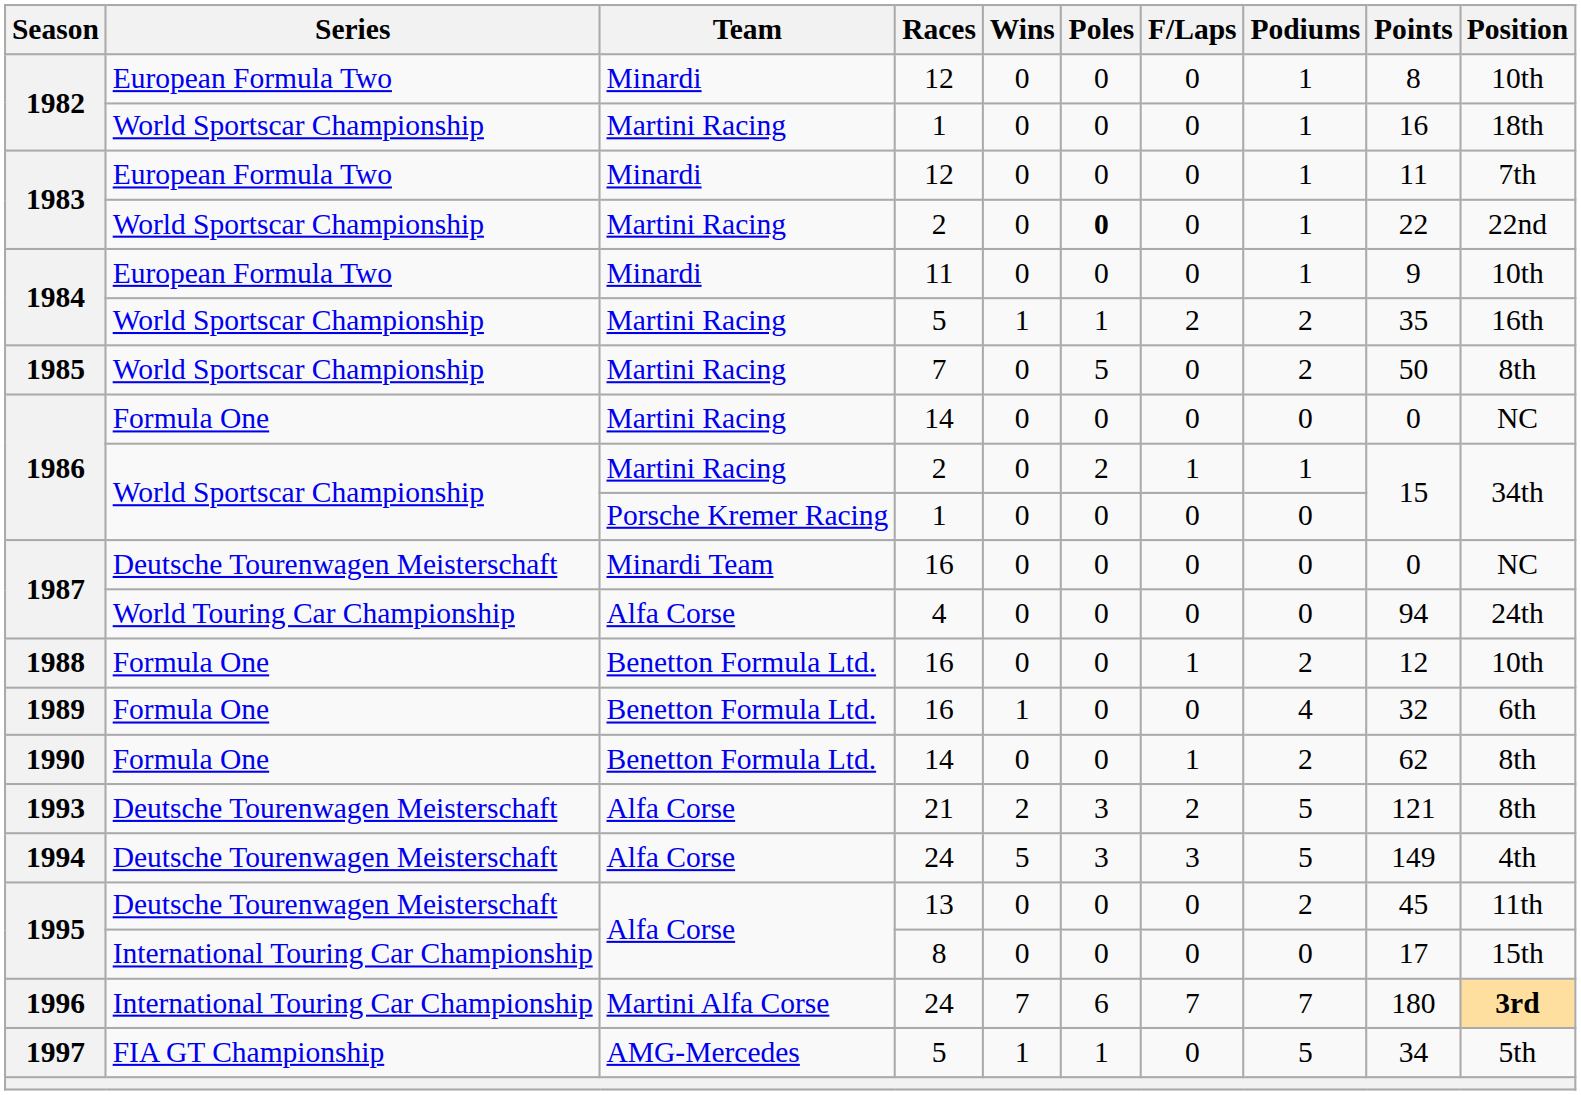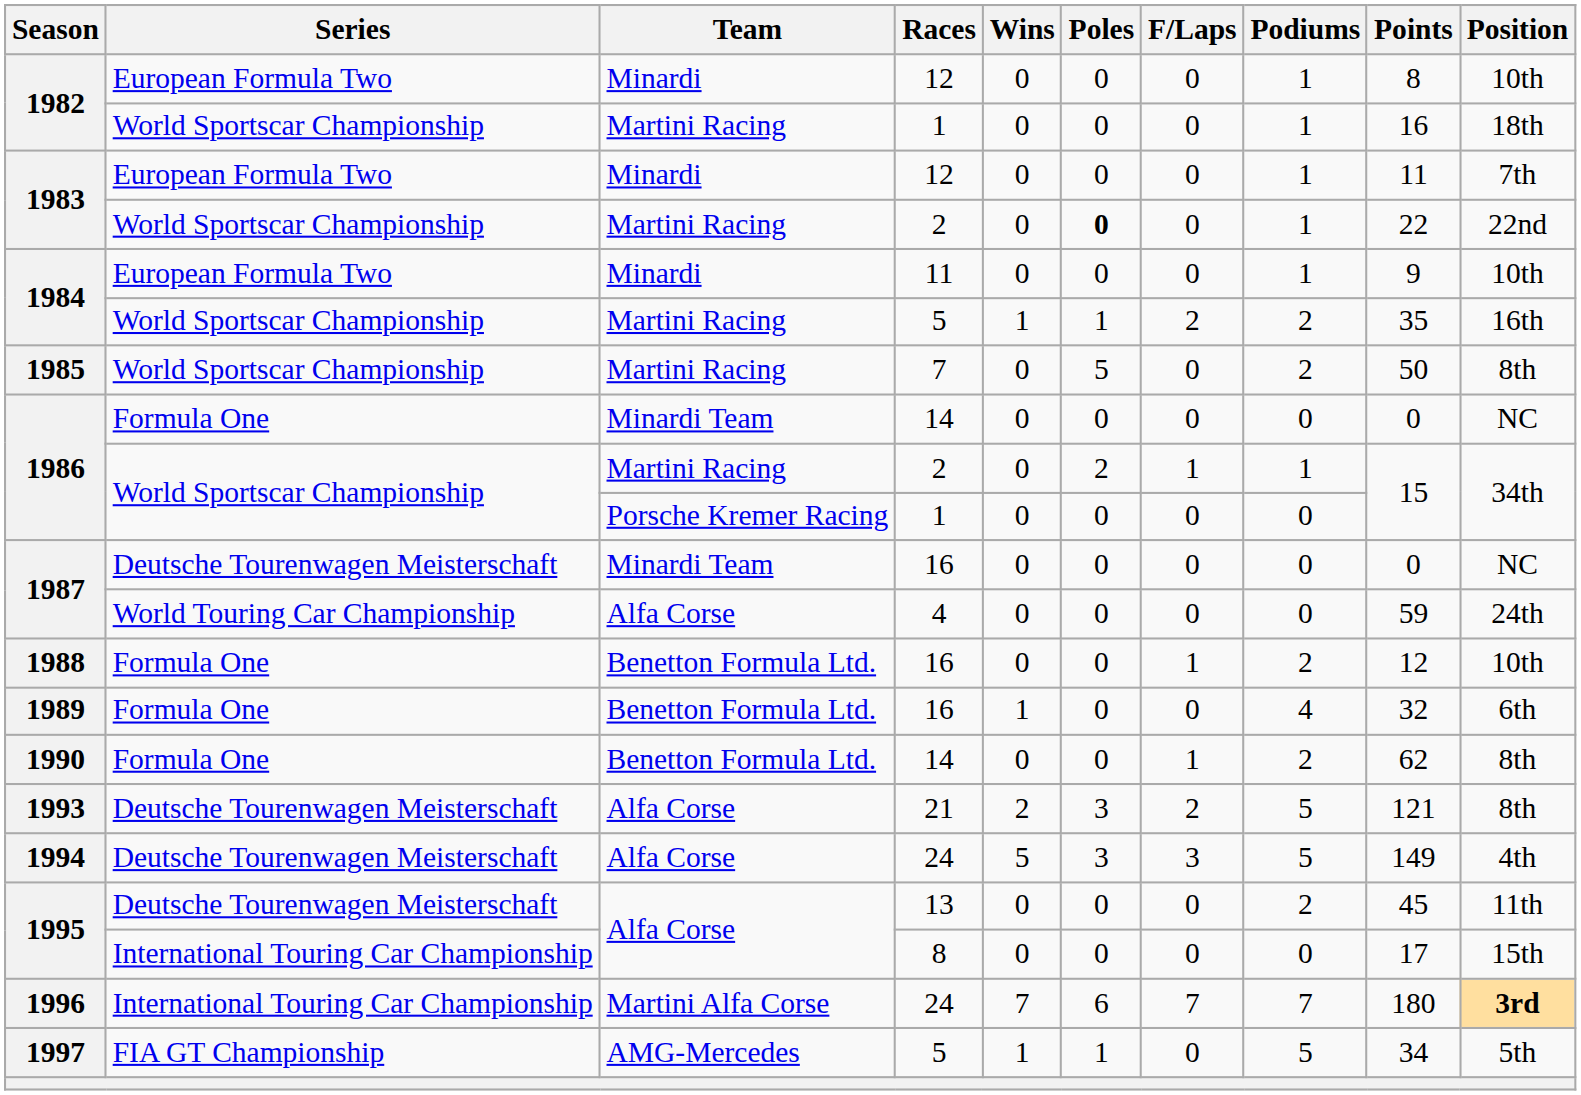(696, 418) Martini Racing -> (690, 418) Minardi Team
(1413, 613) 94 -> (1413, 613) 59
